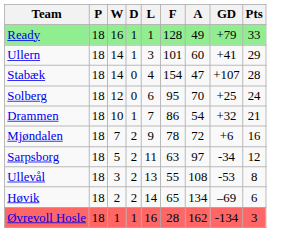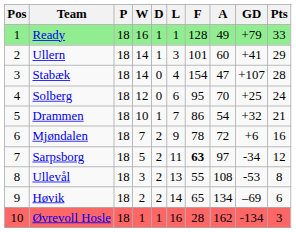+ column: (17, 14)
(173, 156) normal -> (198, 156) bold
